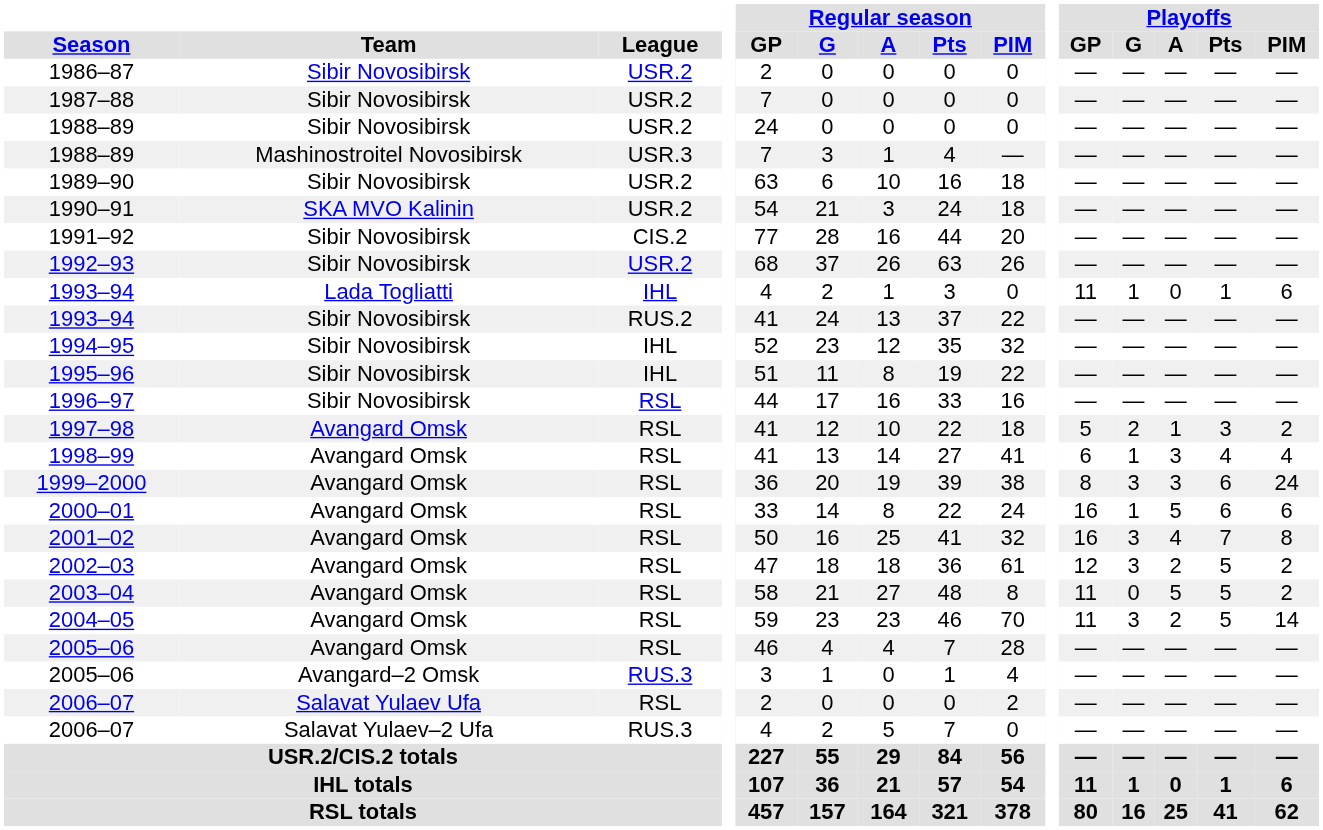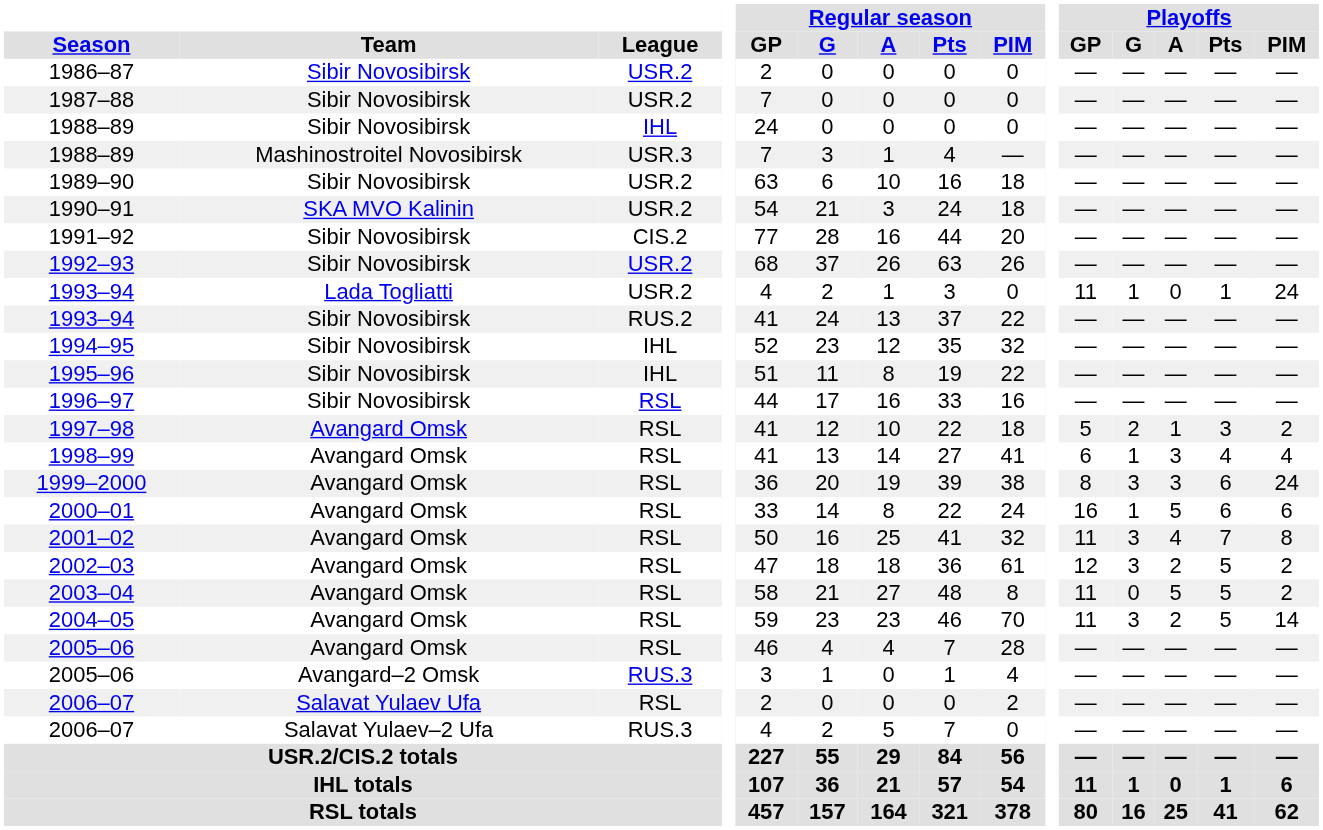(660, 127) USR.2 -> (660, 127) IHL
(660, 291) IHL -> (660, 291) USR.2
(1287, 291) 6 -> (1287, 291) 24
(1086, 538) 16 -> (1086, 538) 11
